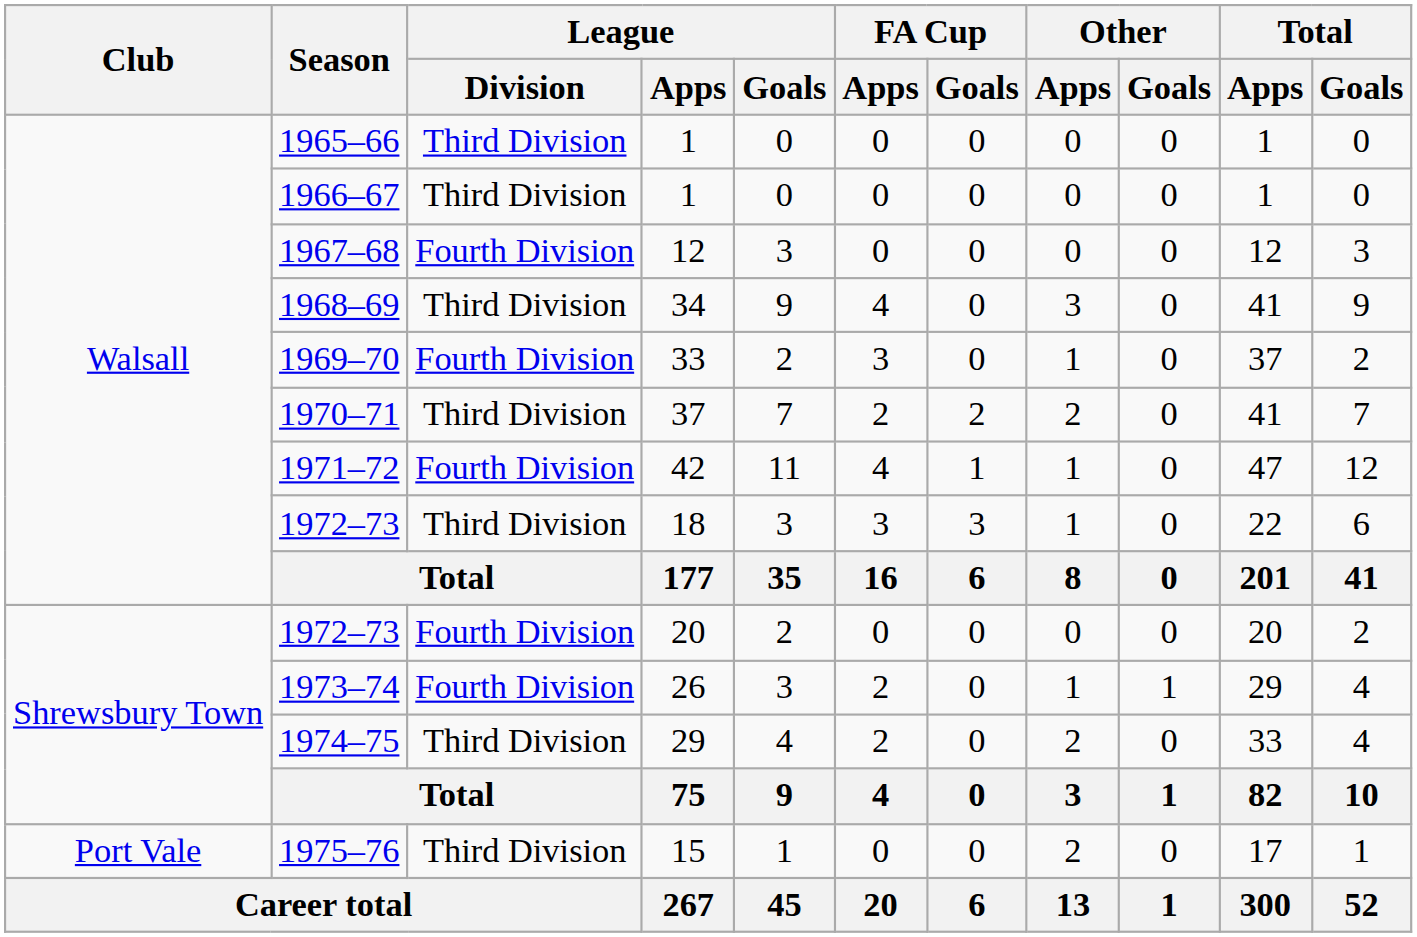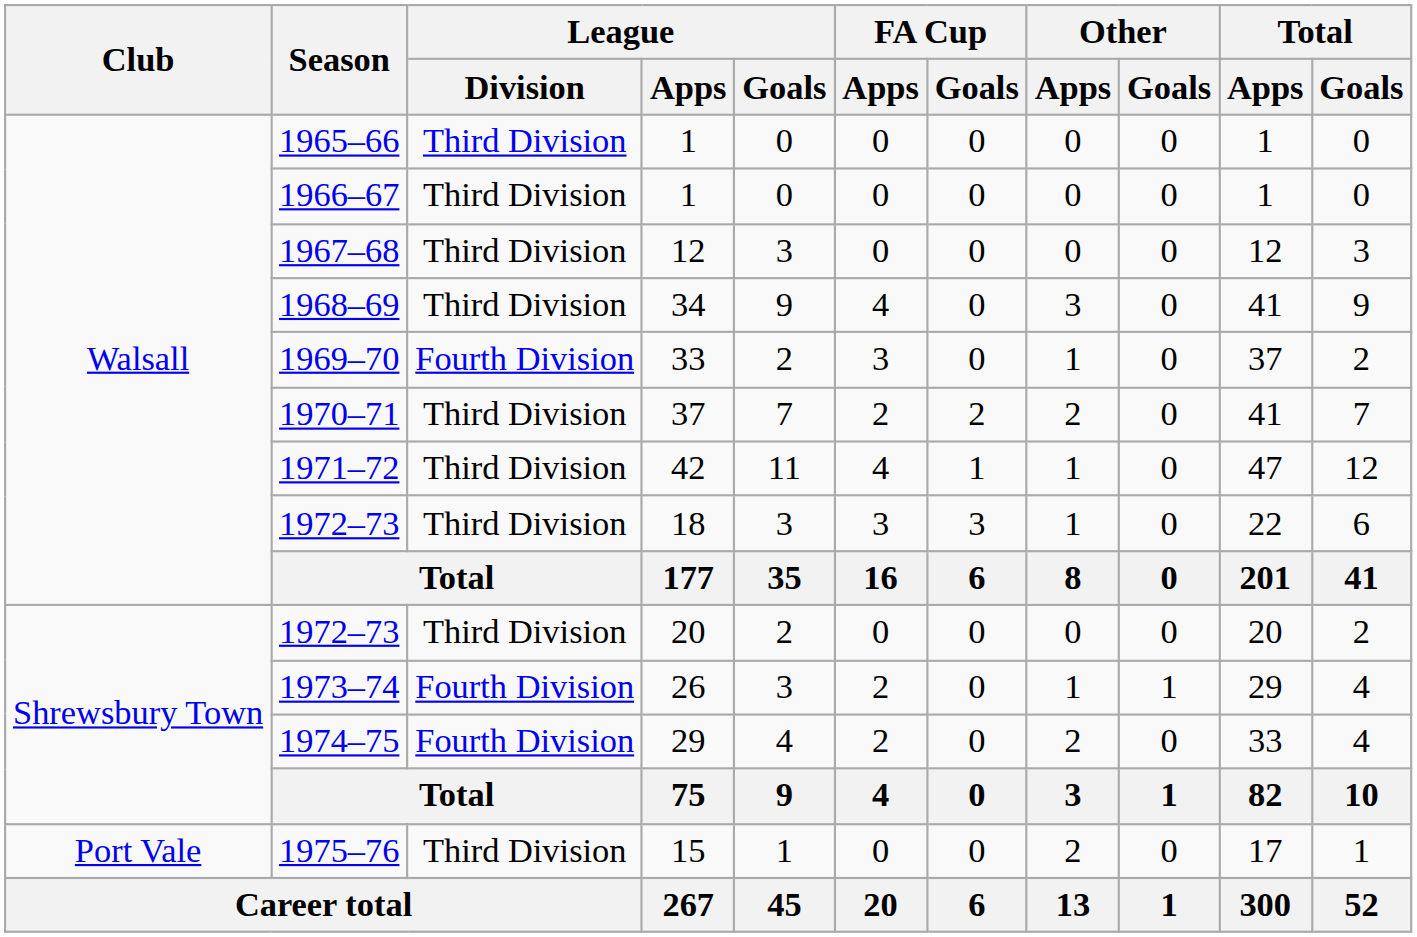(525, 250) Fourth Division -> (525, 250) Third Division
(525, 468) Fourth Division -> (525, 468) Third Division
(525, 631) Fourth Division -> (525, 631) Third Division
(525, 741) Third Division -> (525, 741) Fourth Division
